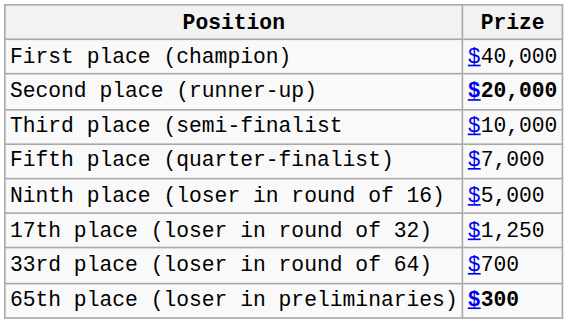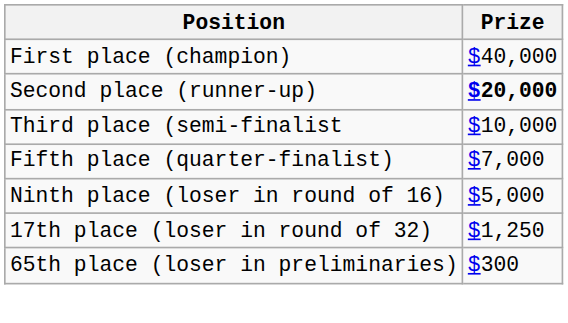- row: (221, 265)
(493, 300) bold -> (493, 265) normal
